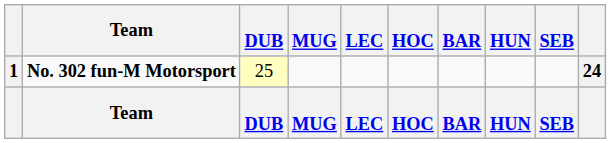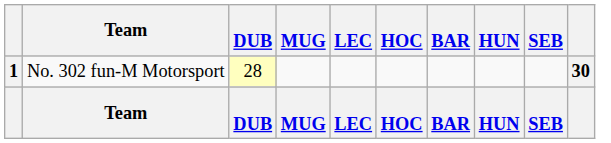(131, 71) bold -> (126, 71) normal
(264, 71) 25 -> (253, 71) 28
(592, 71) 24 -> (581, 71) 30
